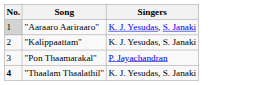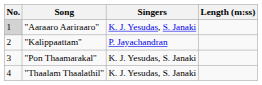+ column: (228, 12)
(152, 42) K. J. Yesudas, S. Janaki -> (138, 42) P. Jayachandran
(138, 58) P. Jayachandran -> (152, 58) K. J. Yesudas, S. Janaki
(9, 73) bold -> (9, 73) normal
